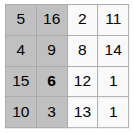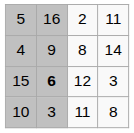(113, 81) 1 -> (113, 81) 3
(82, 112) 13 -> (82, 112) 11
(113, 112) 1 -> (113, 112) 8
